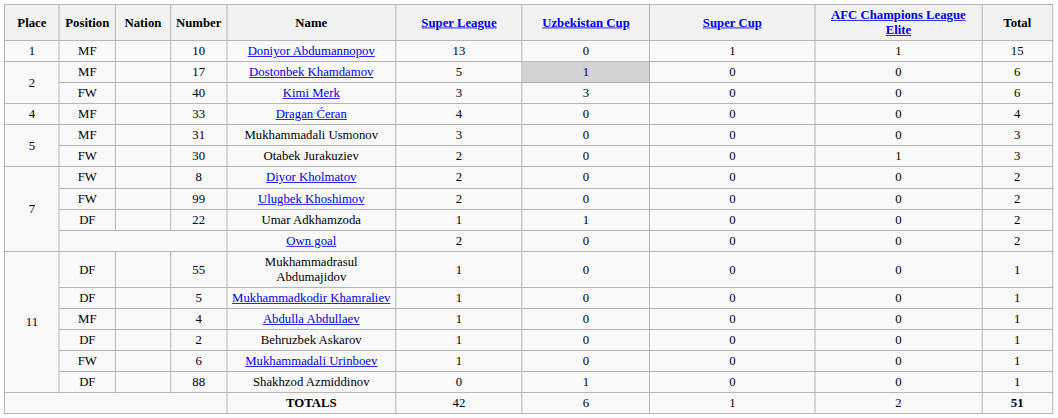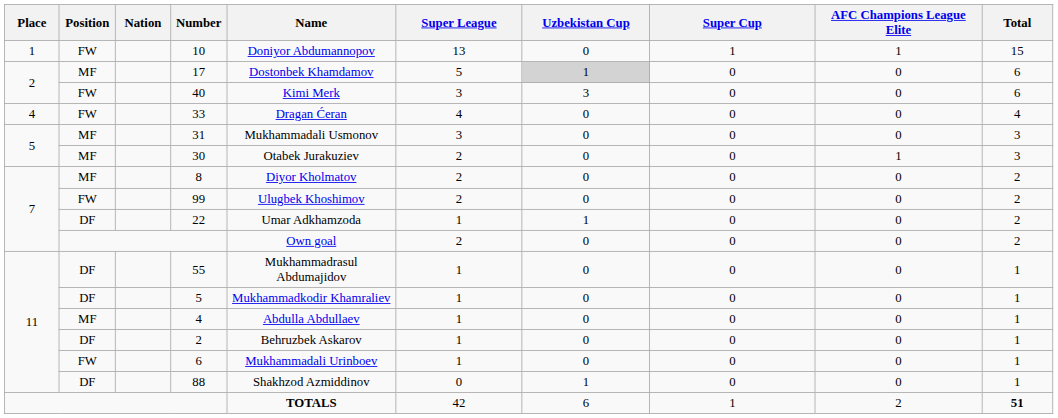(87, 51) MF -> (87, 51) FW
(87, 114) MF -> (87, 114) FW
(87, 156) FW -> (87, 156) MF
(87, 177) FW -> (87, 177) MF
